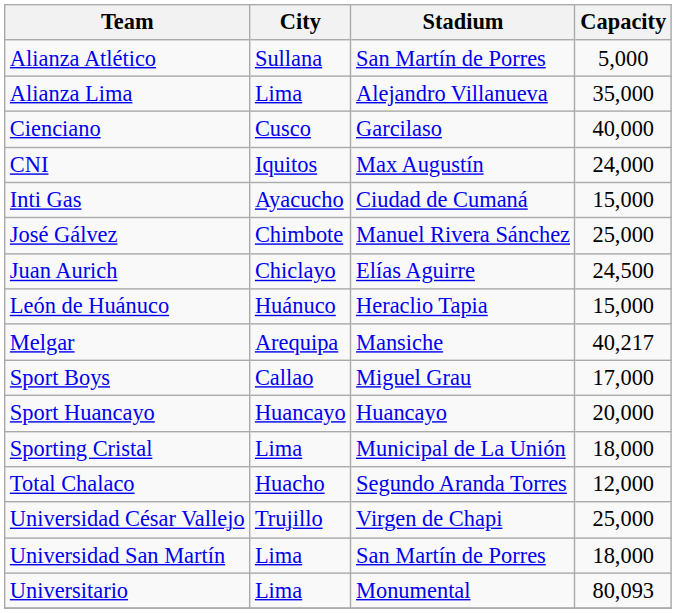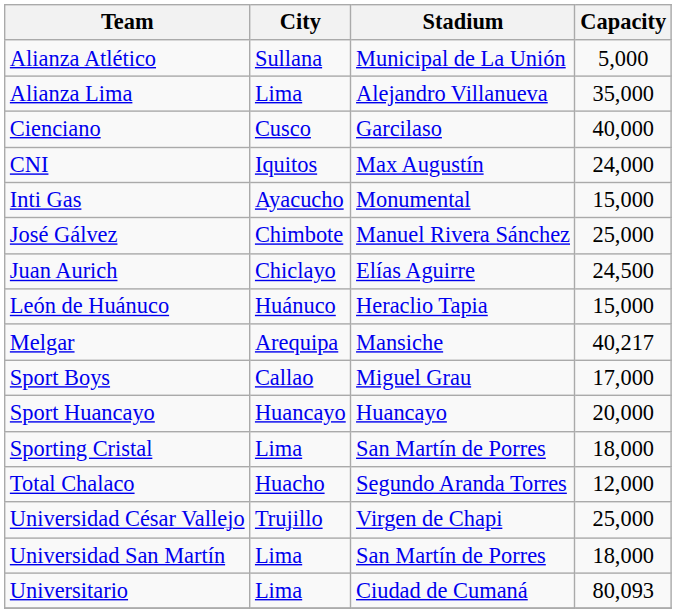(451, 57) San Martín de Porres -> (461, 57) Municipal de La Unión
(442, 199) Ciudad de Cumaná -> (413, 199) Monumental
(461, 448) Municipal de La Unión -> (451, 448) San Martín de Porres
(413, 590) Monumental -> (442, 590) Ciudad de Cumaná
